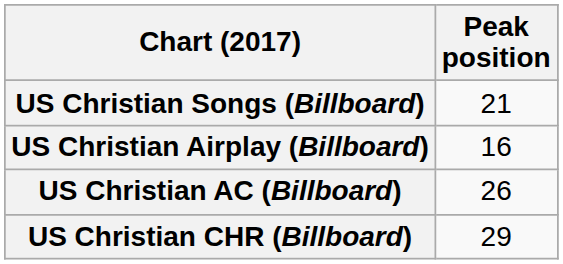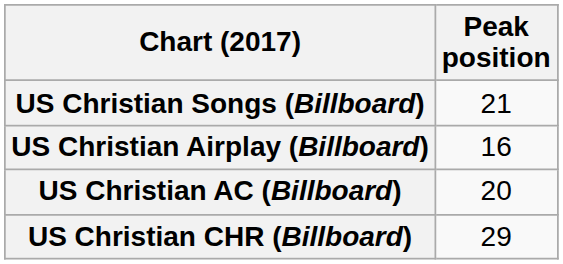(496, 191) 26 -> (496, 191) 20
